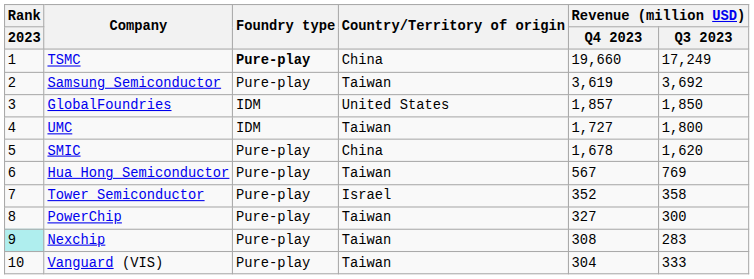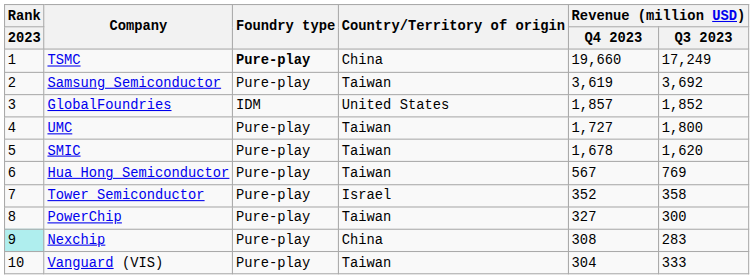(682, 106) 1,850 -> (682, 106) 1,852
(248, 128) IDM -> (273, 128) Pure-play
(362, 151) China -> (367, 151) Taiwan
(367, 240) Taiwan -> (362, 240) China
